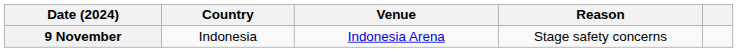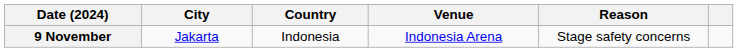+ column: (197, 15)
